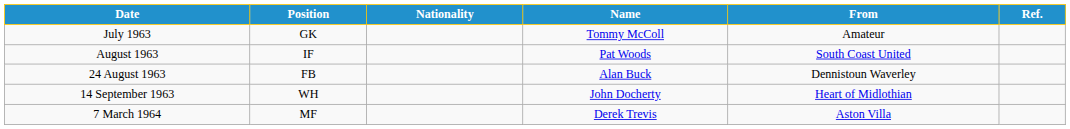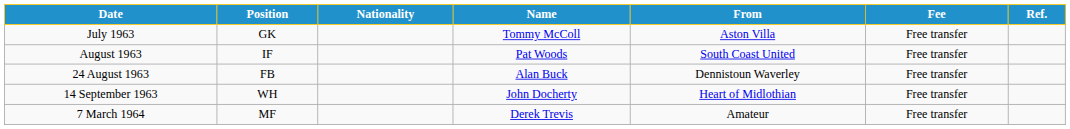+ column: (937, 14)
(863, 34) Amateur -> (748, 34) Aston Villa
(863, 114) Aston Villa -> (748, 114) Amateur
